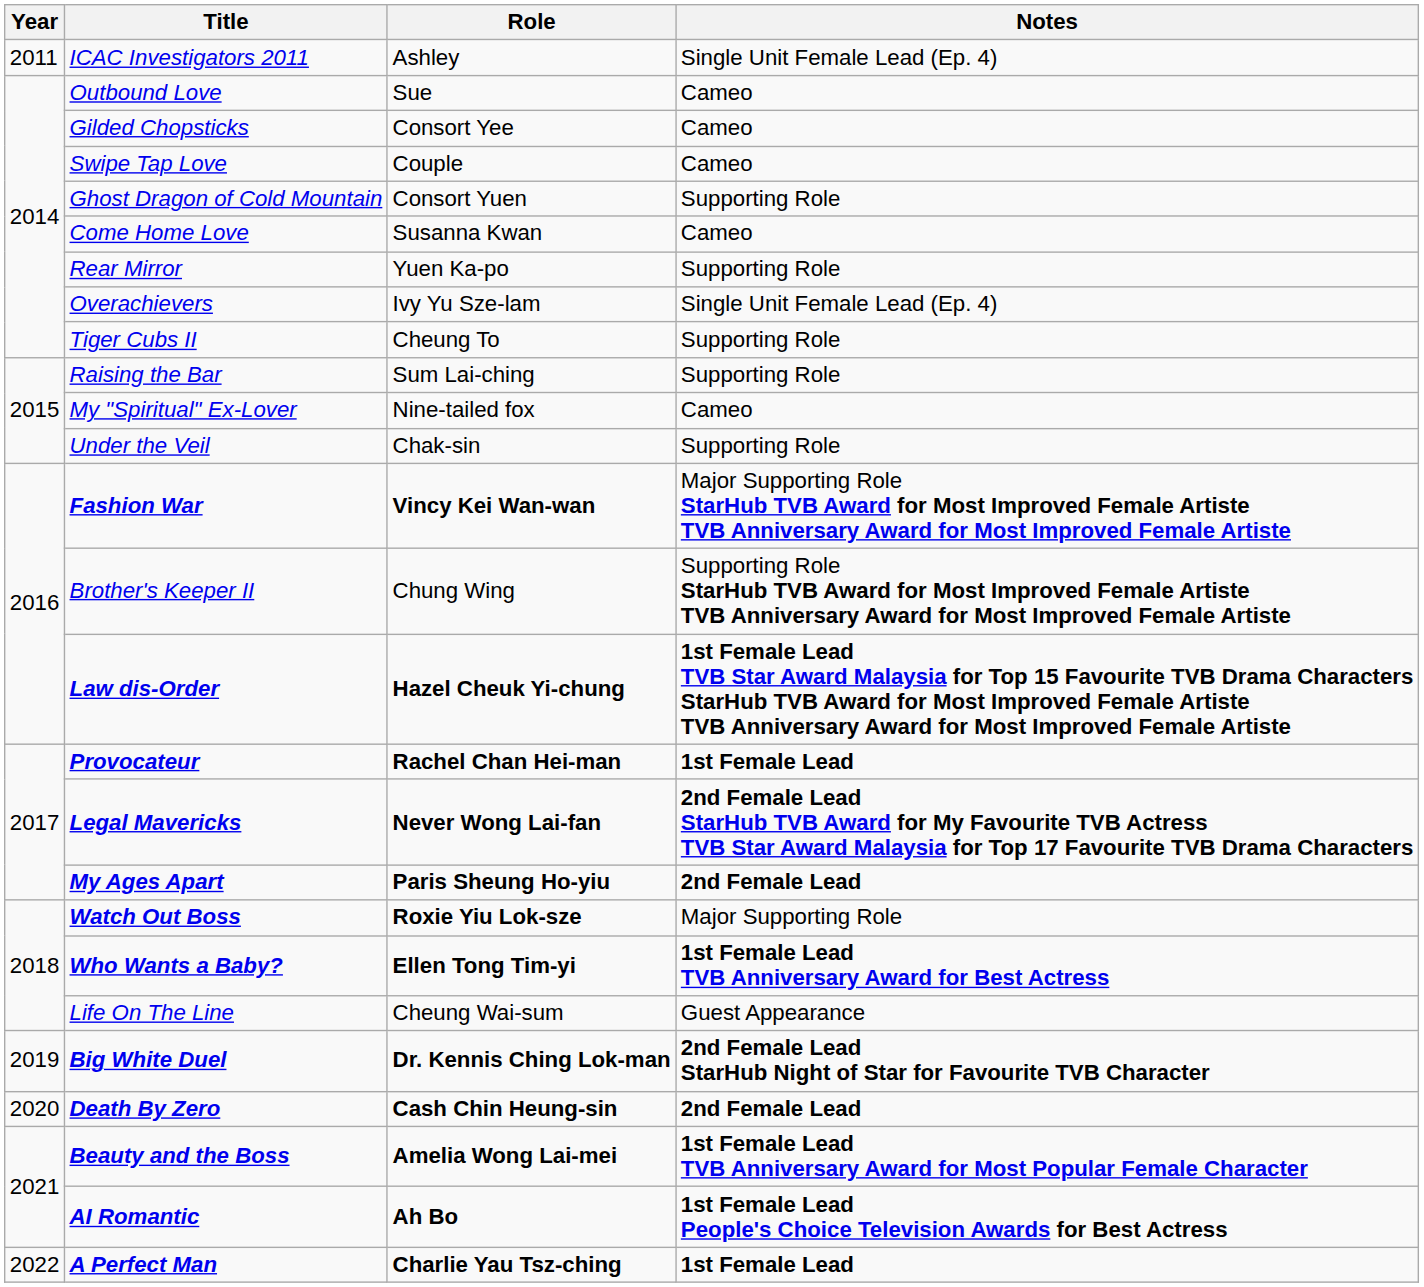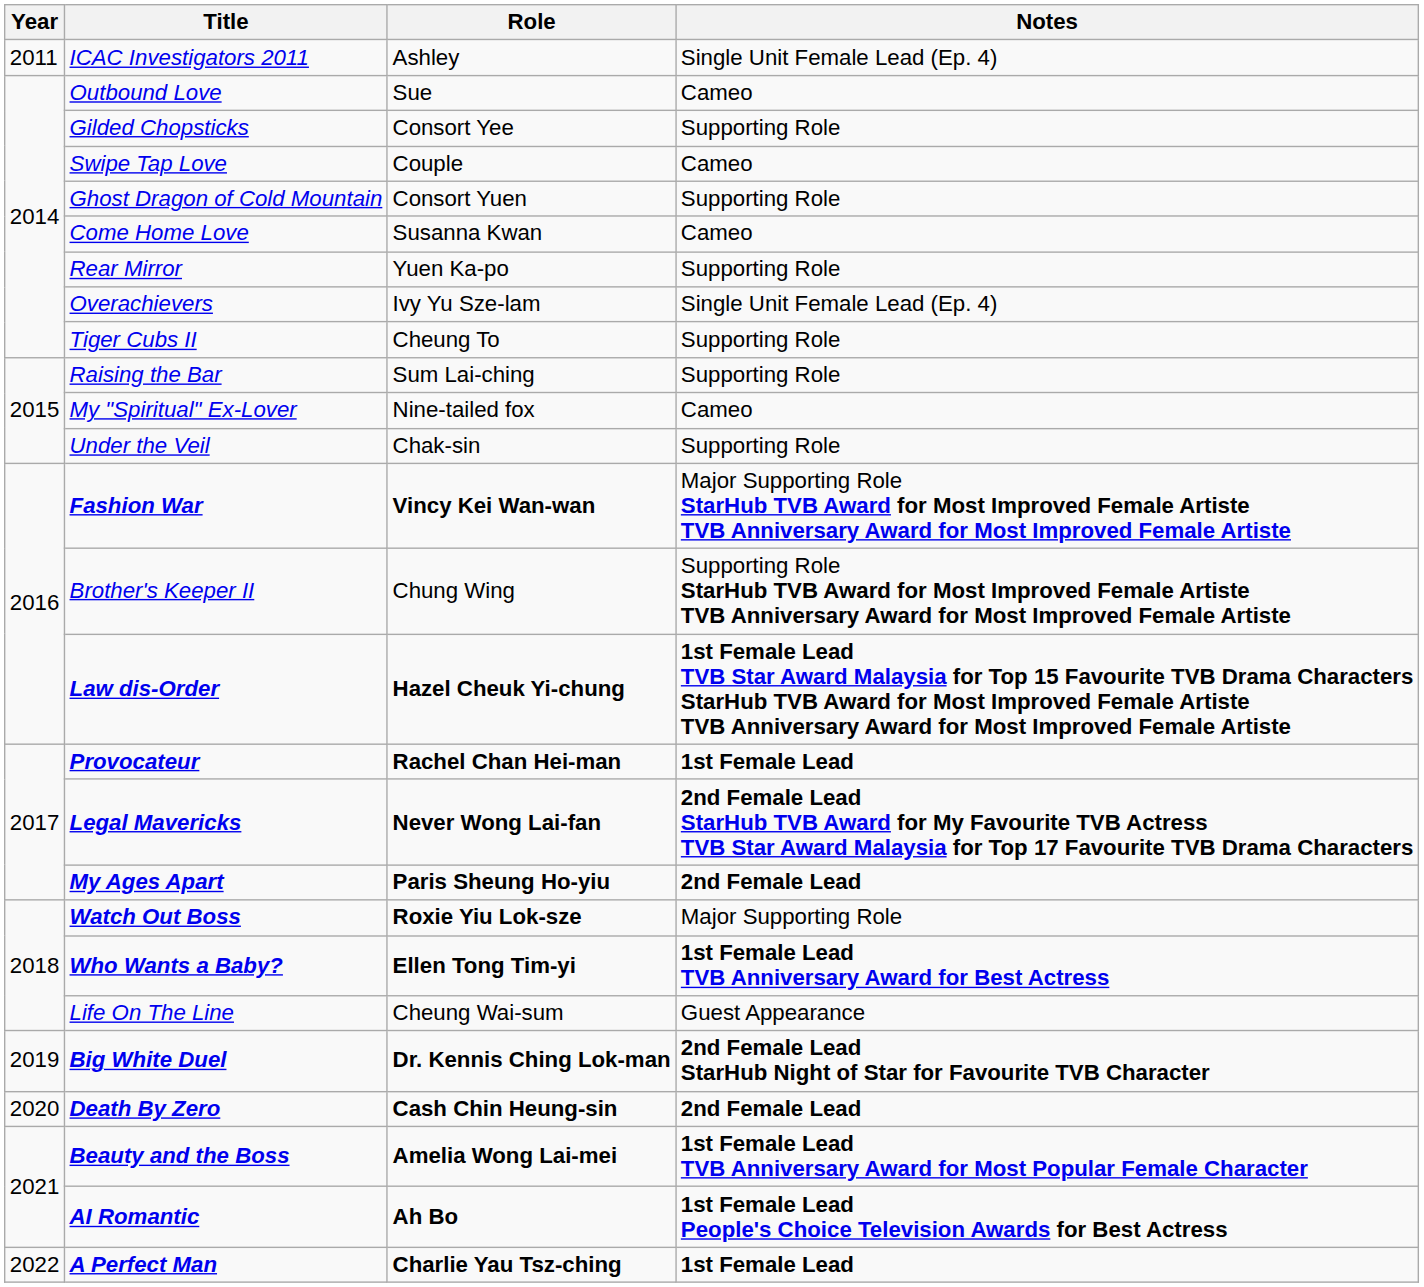(717, 127) Cameo -> (761, 127) Supporting Role
